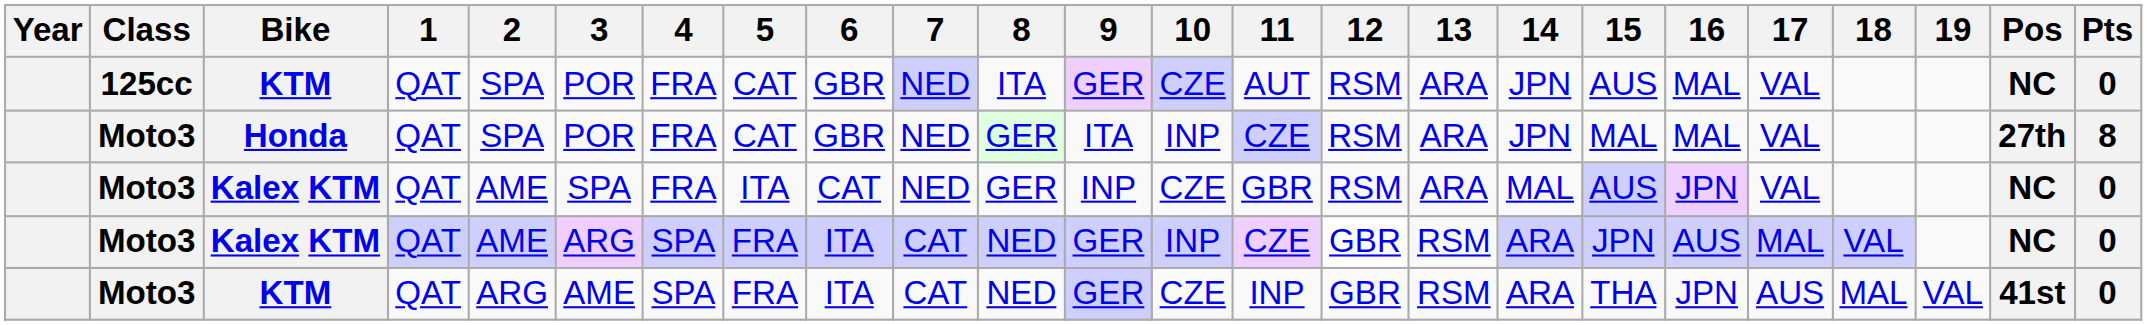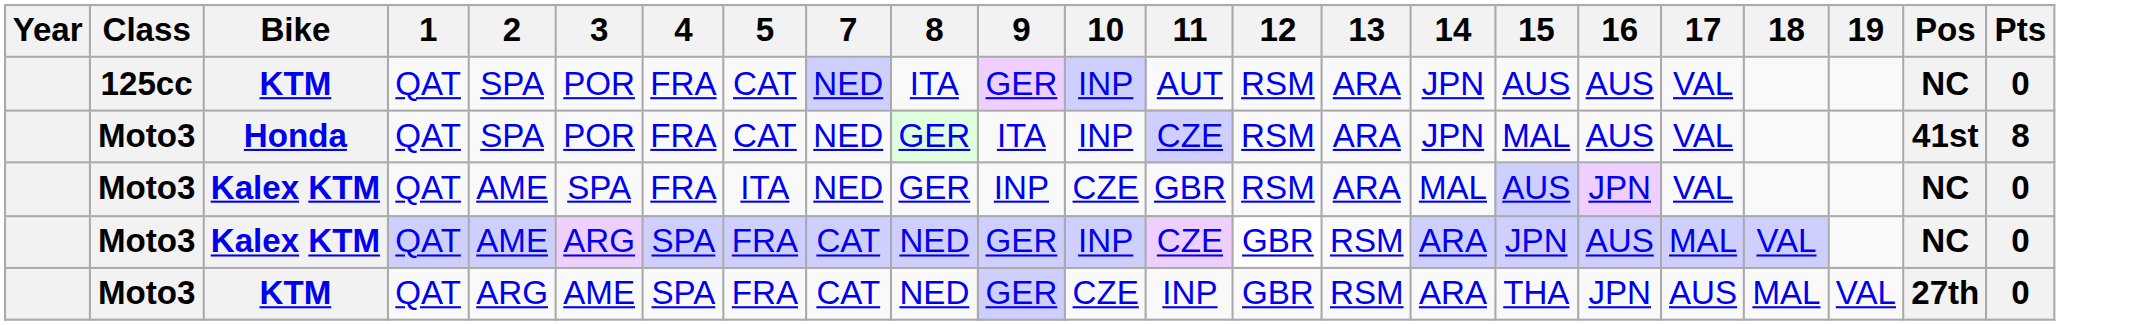- column: (849, 30)
(1193, 83) CZE -> (1106, 83) INP
(1707, 83) MAL -> (1620, 83) AUS
(1707, 135) MAL -> (1620, 135) AUS
(2032, 135) 27th -> (1945, 135) 41st
(2032, 293) 41st -> (1945, 293) 27th
